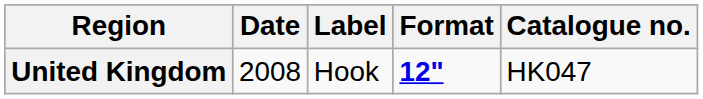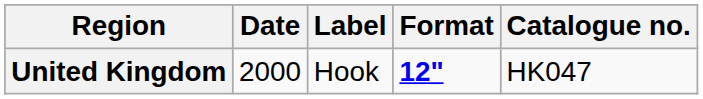(270, 70) 2008 -> (270, 70) 2000
